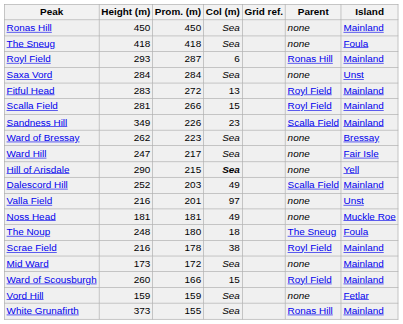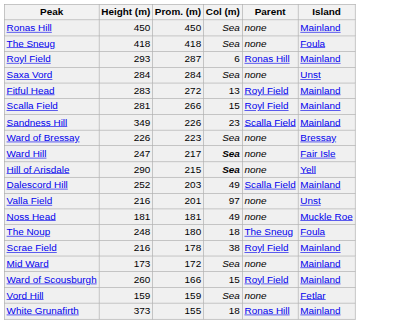- column: (264, 12)
(142, 138) 262 -> (142, 138) 226
(231, 153) normal -> (231, 153) bold
(231, 311) Sea -> (234, 311) 18
